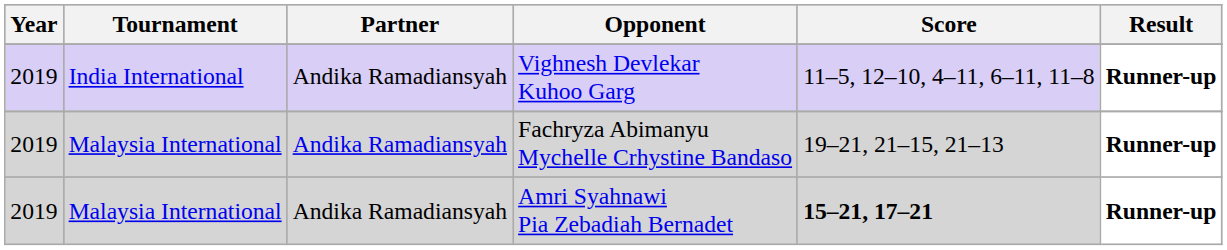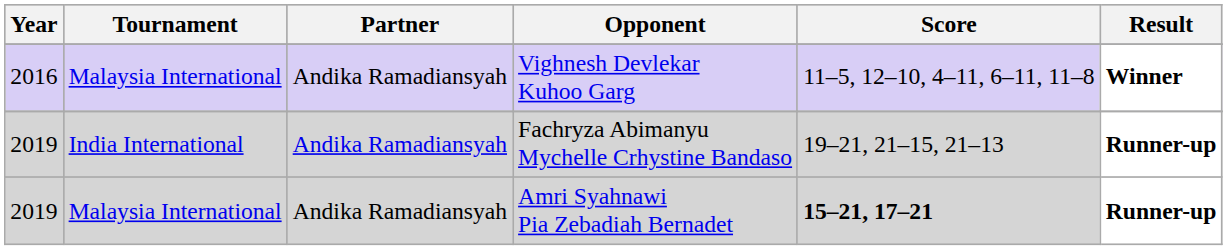(34, 77) 2019 -> (34, 77) 2016
(156, 77) India International -> (175, 77) Malaysia International
(1161, 77) Runner-up -> (1144, 77) Winner
(175, 144) Malaysia International -> (156, 144) India International
